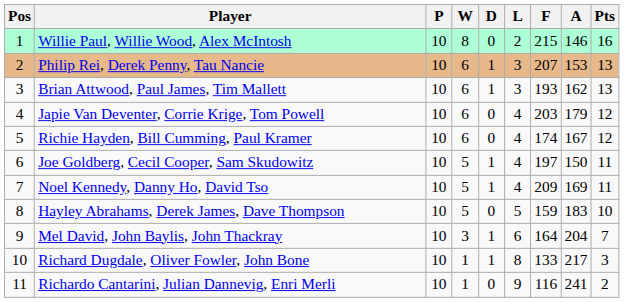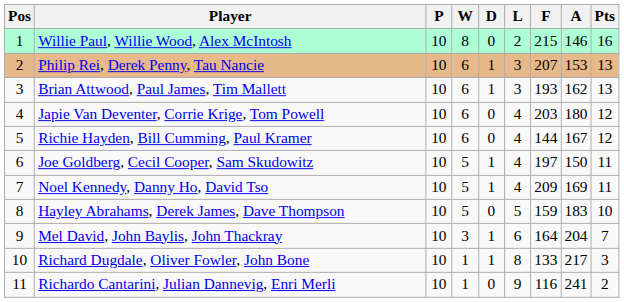(576, 114) 179 -> (576, 114) 180
(546, 138) 174 -> (546, 138) 144
